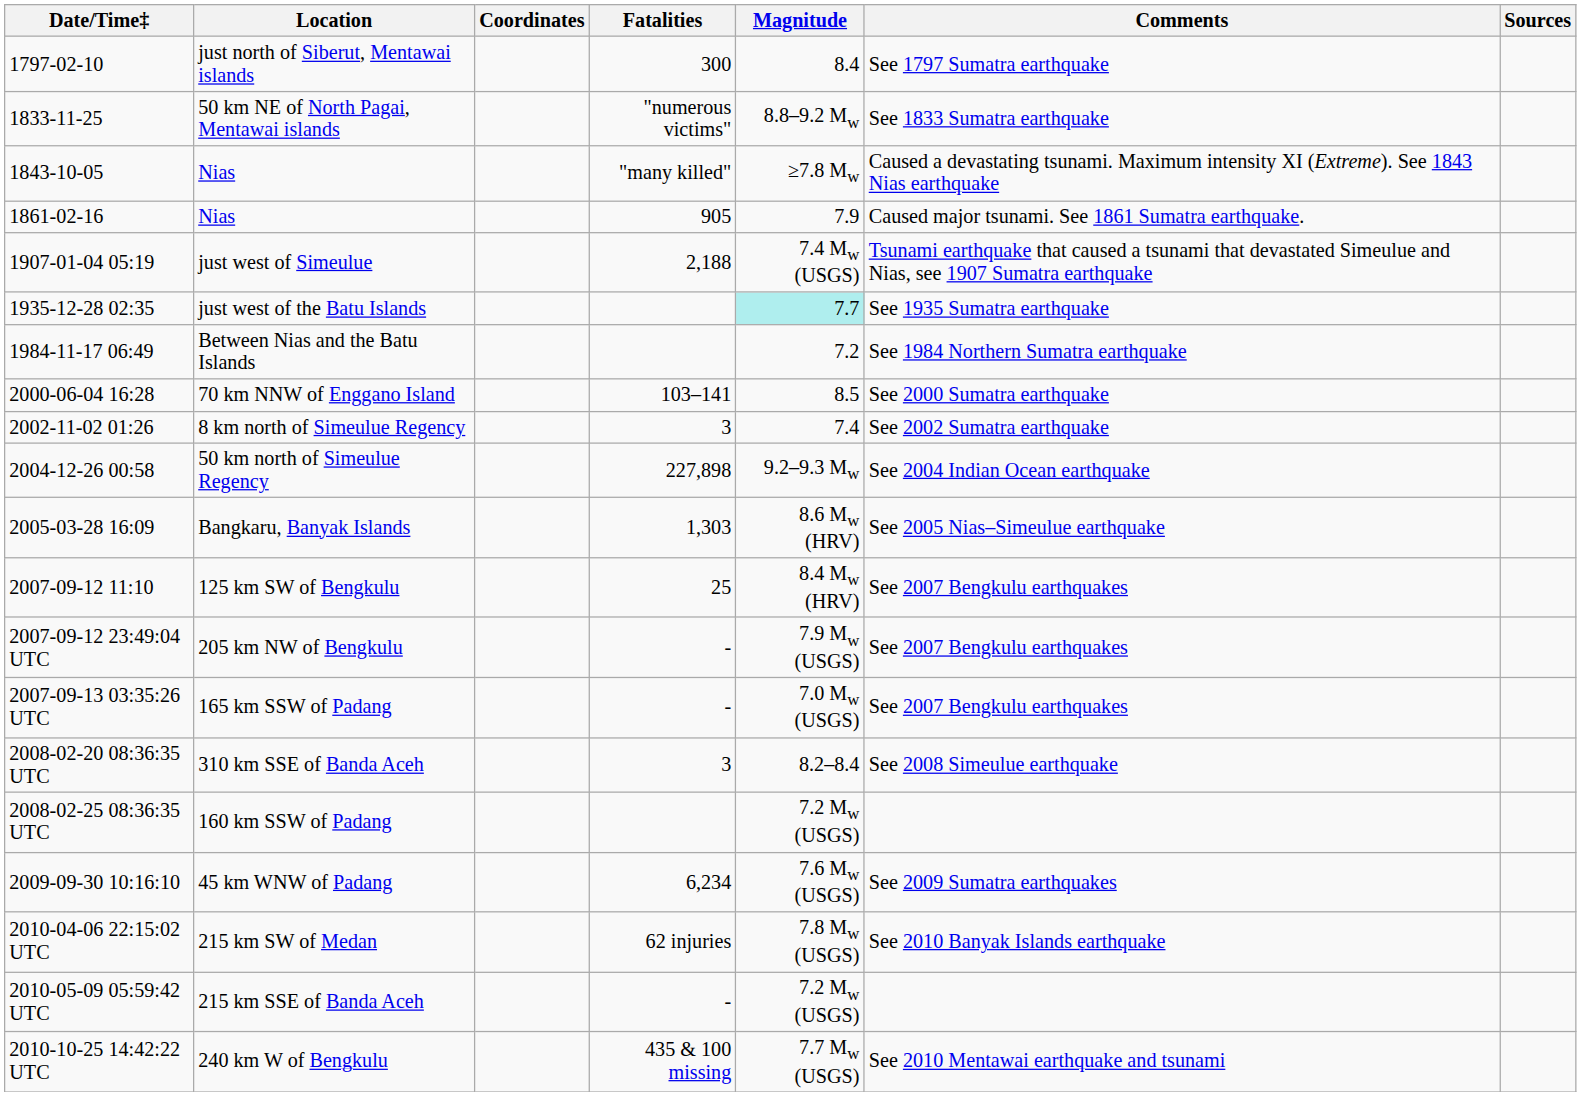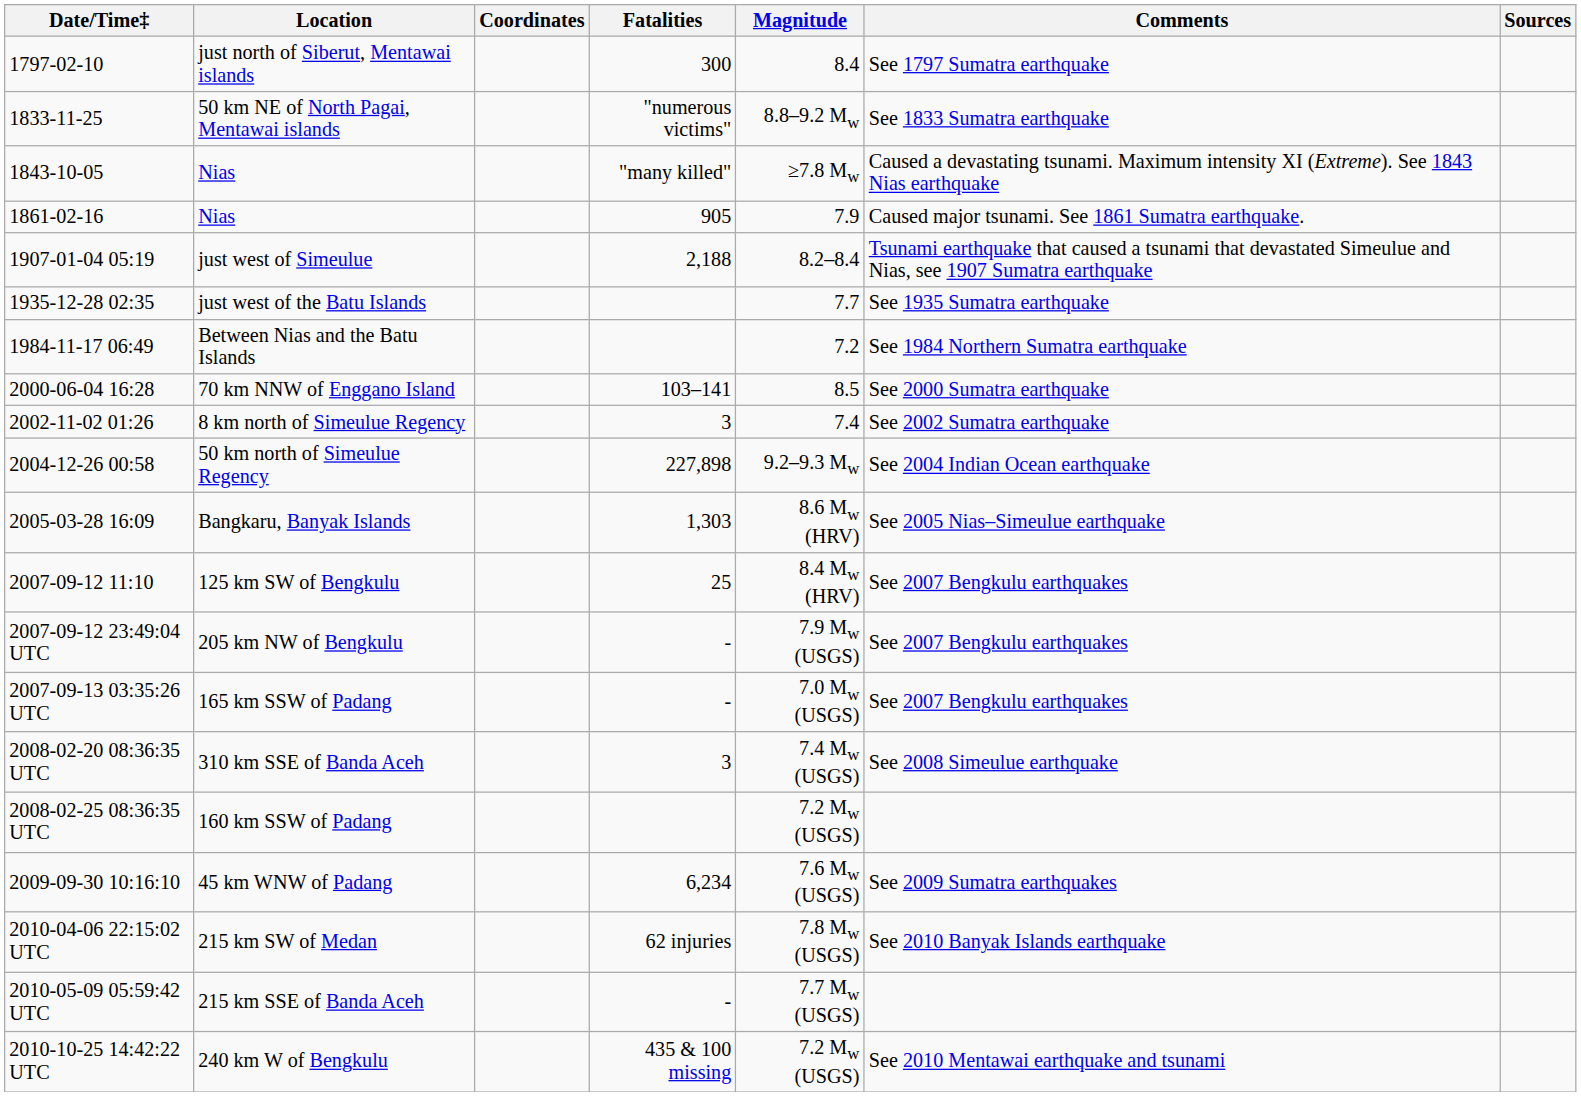(827, 262) 7.4 Mw (USGS) -> (829, 259) 8.2–8.4
(847, 308) paleturquoise background -> (847, 303) no background
(829, 764) 8.2–8.4 -> (827, 761) 7.4 Mw (USGS)
(827, 1001) 7.2 Mw (USGS) -> (827, 1001) 7.7 Mw (USGS)
(827, 1061) 7.7 Mw (USGS) -> (827, 1061) 7.2 Mw (USGS)
